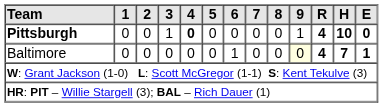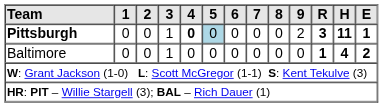(213, 33) no background -> (213, 33) lightblue background
(300, 33) 1 -> (301, 33) 2
(322, 33) 4 -> (323, 33) 3
(344, 33) 10 -> (344, 33) 11
(366, 33) 0 -> (366, 33) 1
(169, 53) 0 -> (169, 53) 1
(235, 53) 1 -> (235, 53) 0
(300, 53) lightyellow background -> (301, 53) no background
(322, 53) 4 -> (323, 53) 1
(344, 53) 7 -> (344, 53) 4
(366, 53) 1 -> (366, 53) 2
